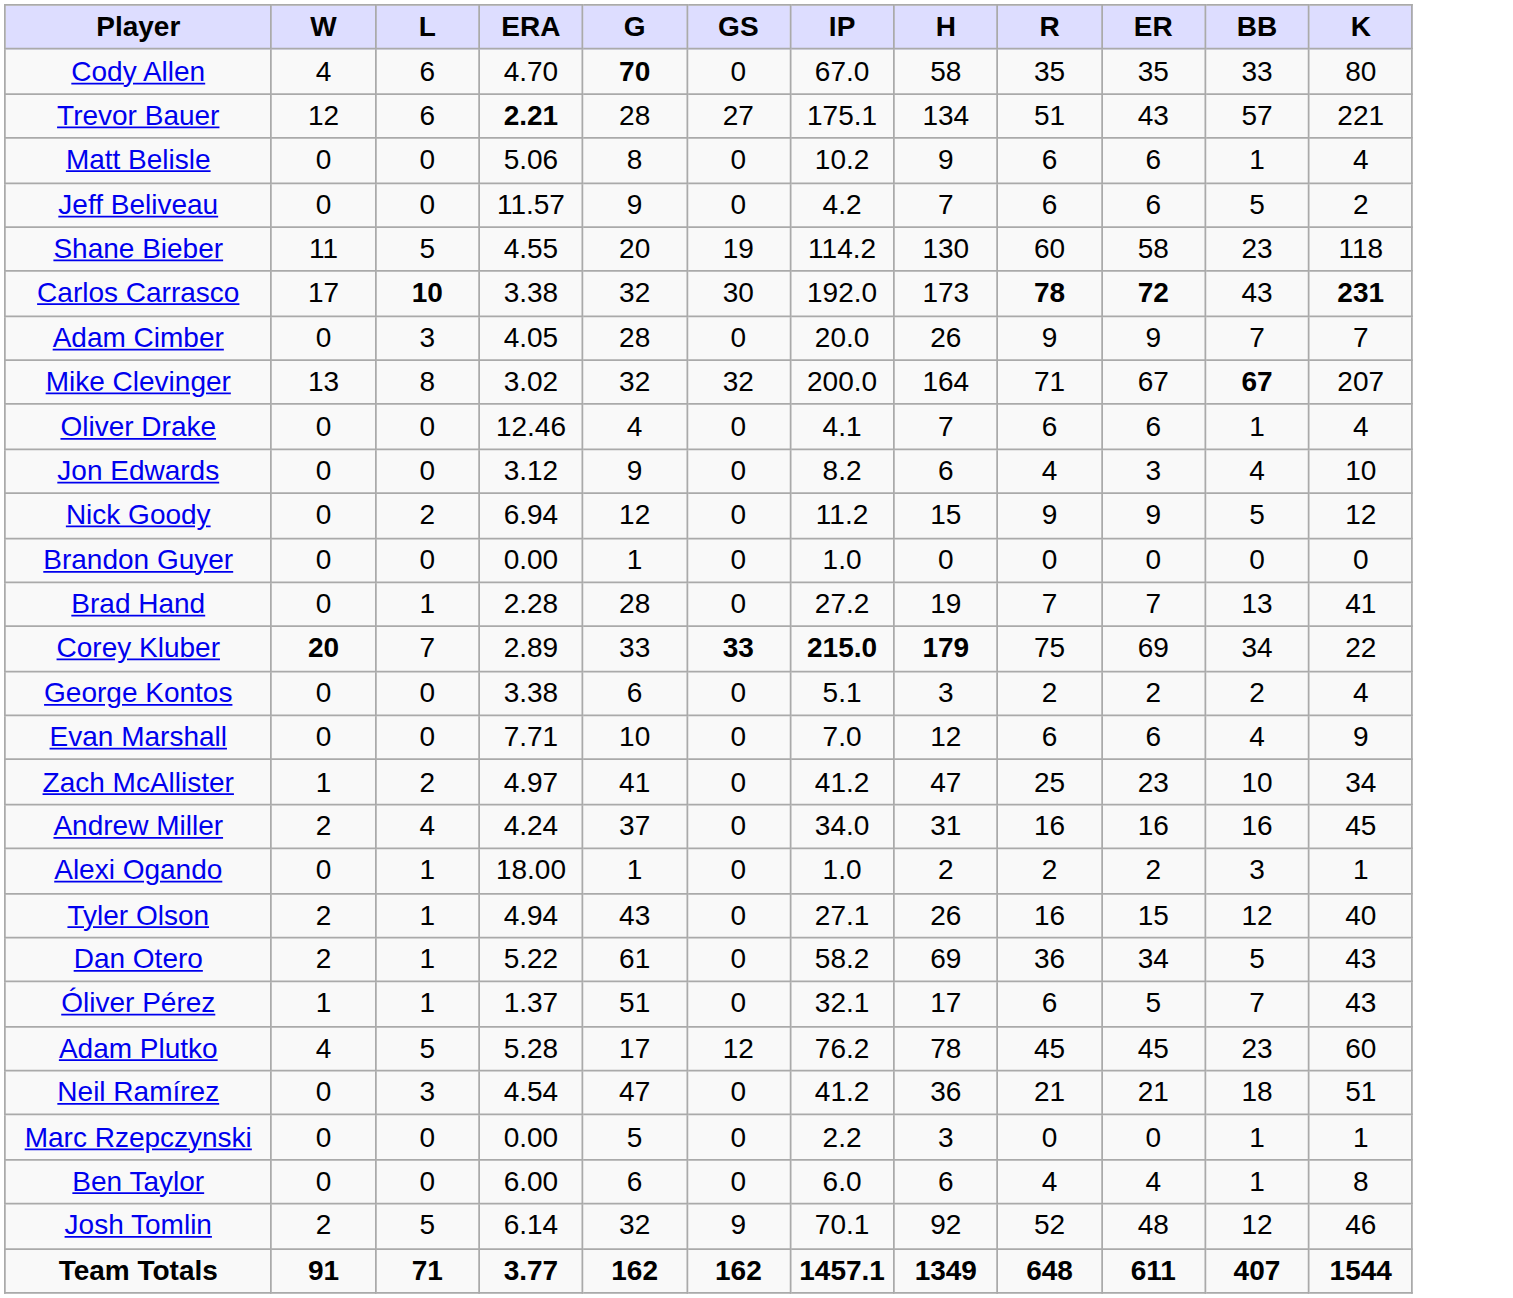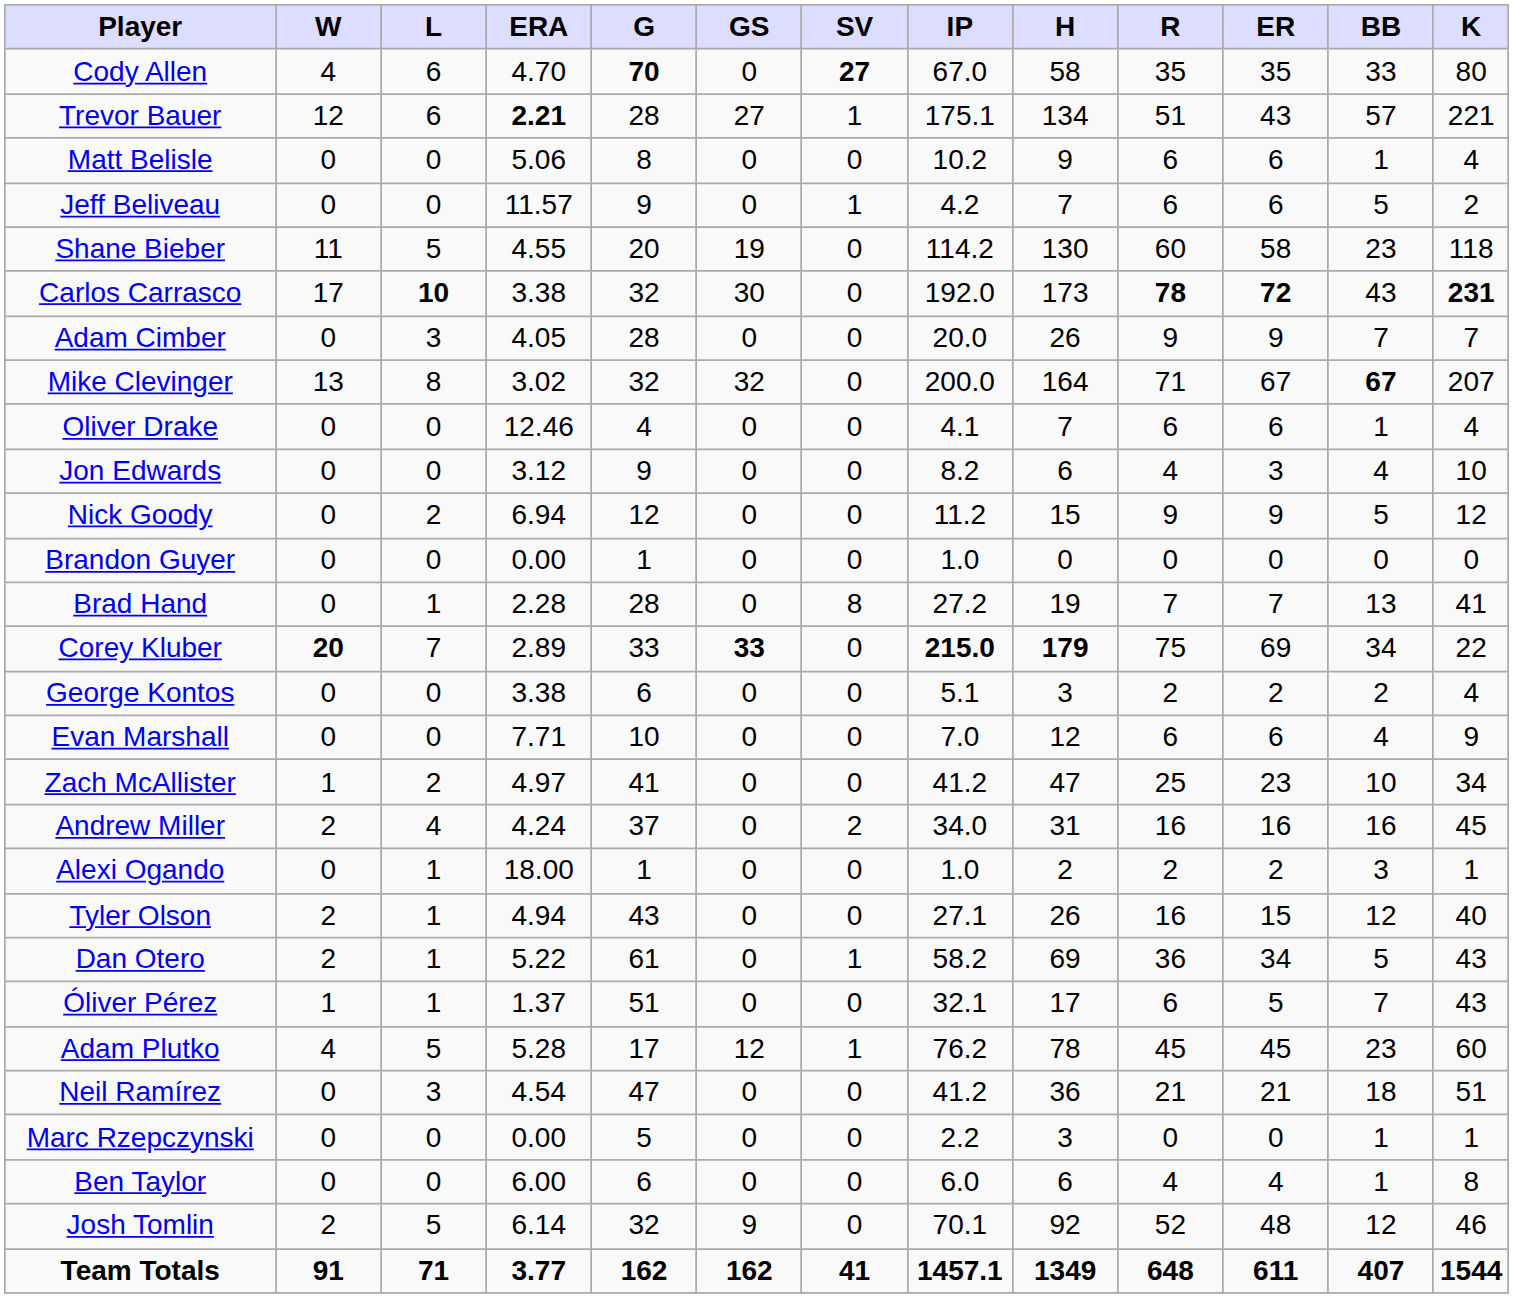+ column: (855, 26)
